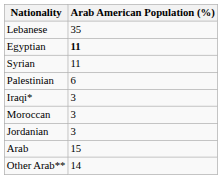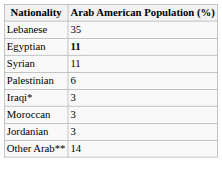- row: (18, 149)
